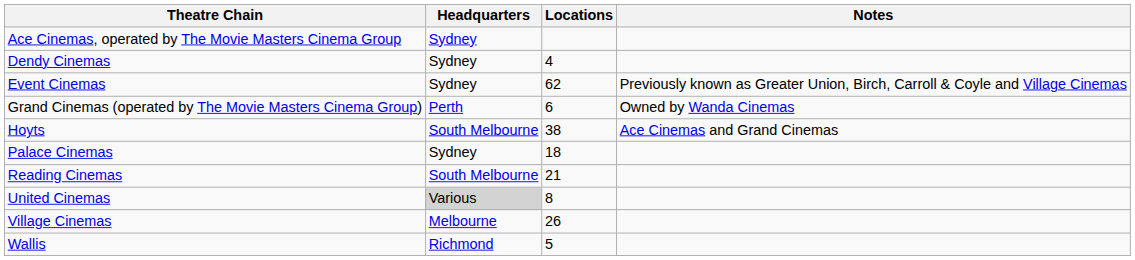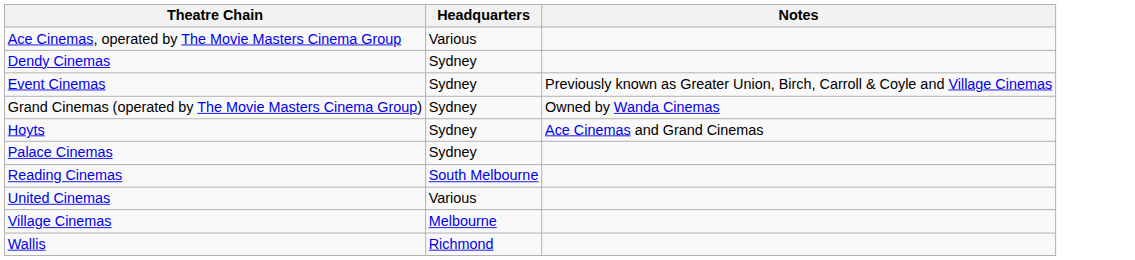- column: (579, 15)
(453, 38) Sydney -> (453, 38) Various
(446, 107) Perth -> (453, 107) Sydney
(484, 130) South Melbourne -> (453, 130) Sydney
(453, 198) lightgrey background -> (453, 198) no background
